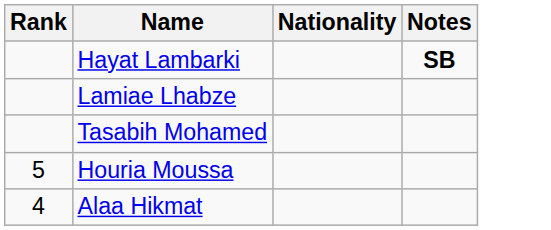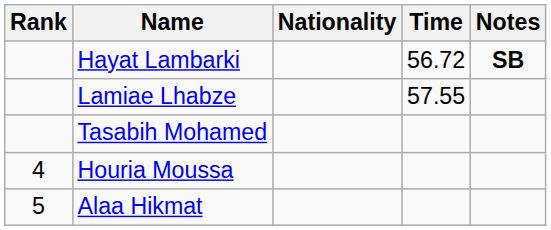+ column: (436, 22)
(38, 170) 5 -> (38, 170) 4
(38, 206) 4 -> (38, 206) 5
